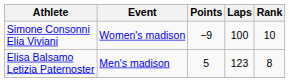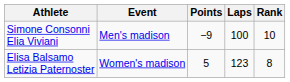(142, 36) Women's madison -> (135, 36) Men's madison
(135, 64) Men's madison -> (142, 64) Women's madison
